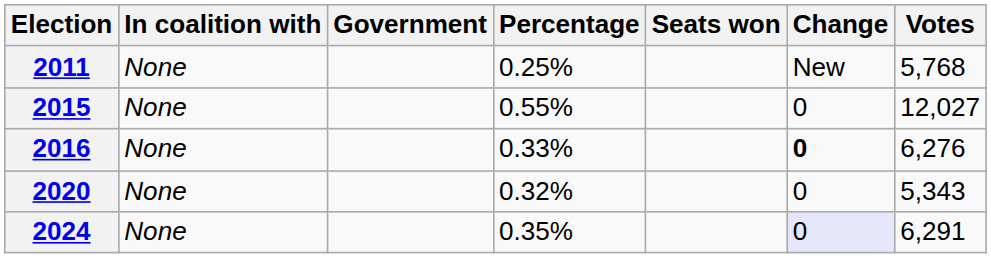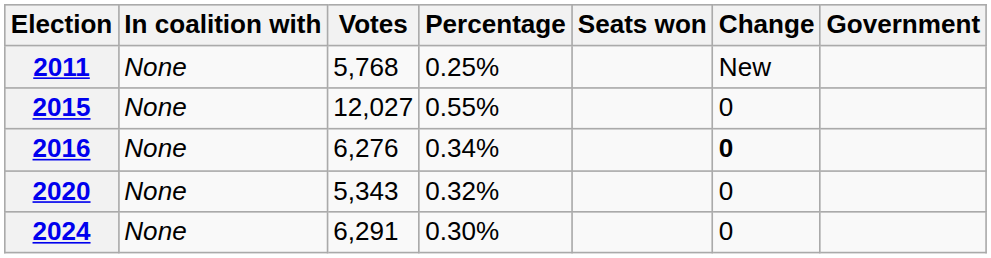columns swapped: (940, 25) <-> (410, 25)
(536, 149) 0.33% -> (462, 149) 0.34%
(536, 231) 0.35% -> (462, 231) 0.30%
(800, 231) lavender background -> (726, 231) no background
